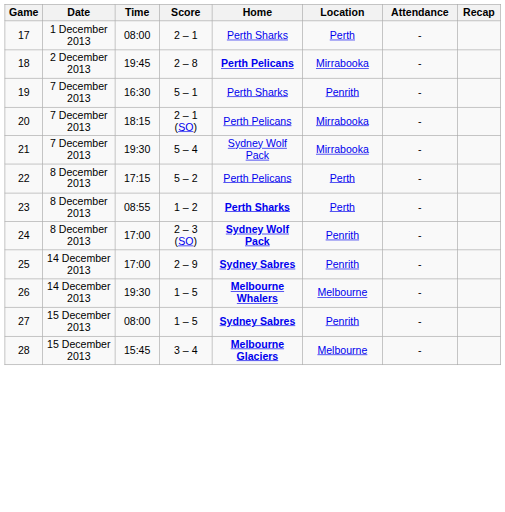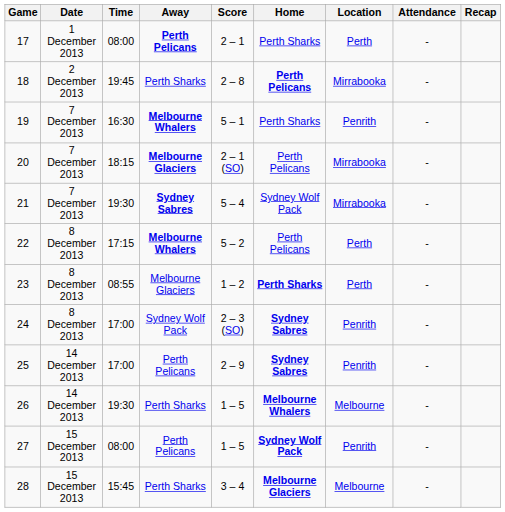+ column: (175, 12)
(257, 235) Sydney Wolf Pack -> (290, 325) Sydney Sabres
(257, 321) Sydney Sabres -> (290, 446) Sydney Wolf Pack
